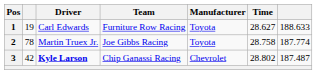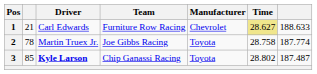(29, 27) 19 -> (29, 27) 21
(202, 27) Toyota -> (208, 27) Chevrolet
(263, 27) no background -> (263, 27) khaki background
(29, 58) 42 -> (29, 58) 85
(208, 58) Chevrolet -> (202, 58) Toyota
